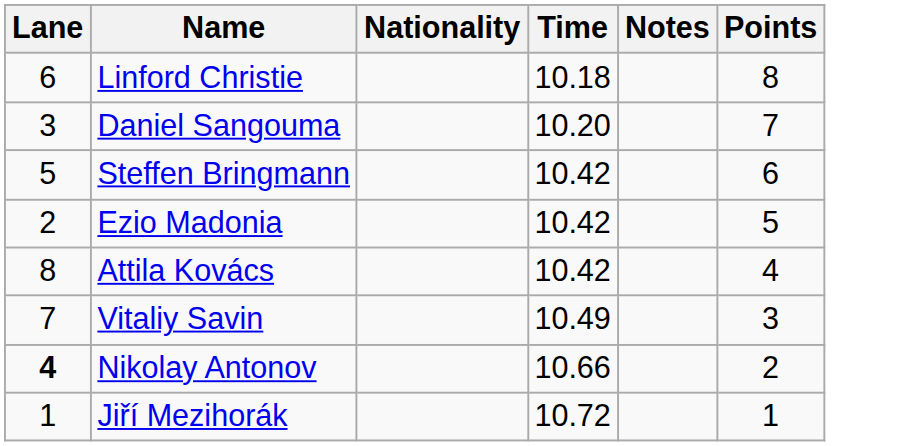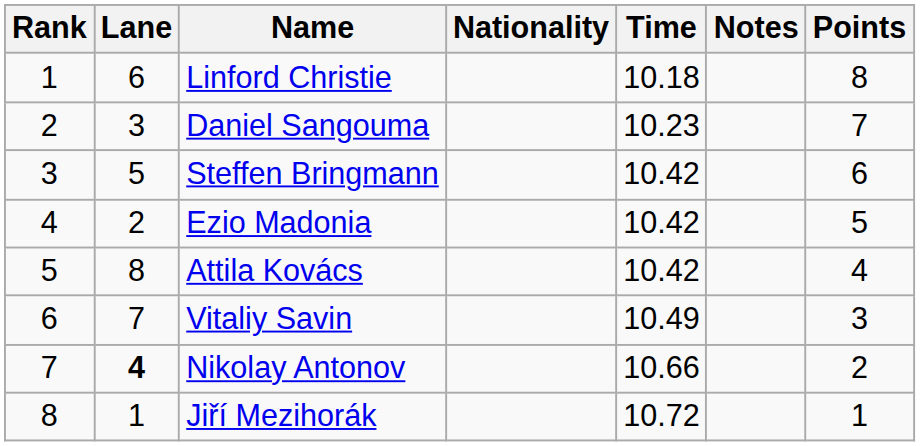+ column: (49, 28)
(573, 125) 10.20 -> (661, 125) 10.23
